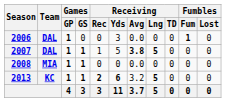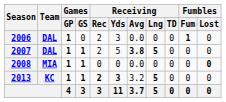(99, 38) 0 -> (99, 38) 2
(99, 51) 1 -> (99, 51) 2
(209, 64) normal -> (209, 64) bold
(118, 78) 6 -> (118, 78) 3
